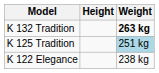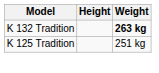(134, 44) lightblue background -> (130, 44) no background
- row: (42, 60)
